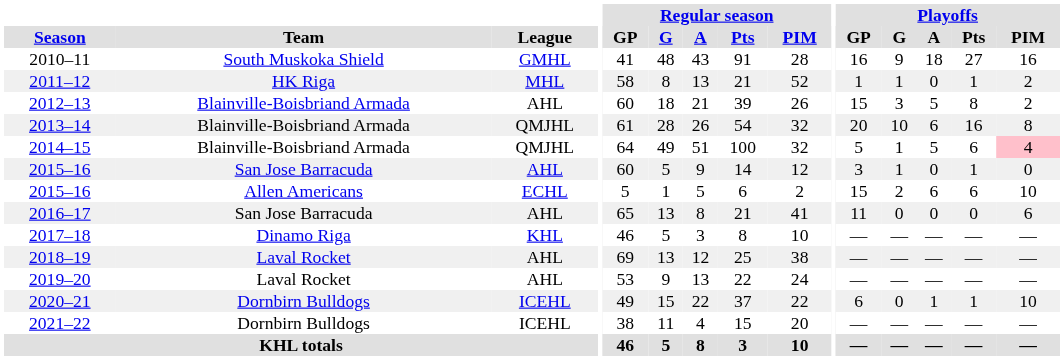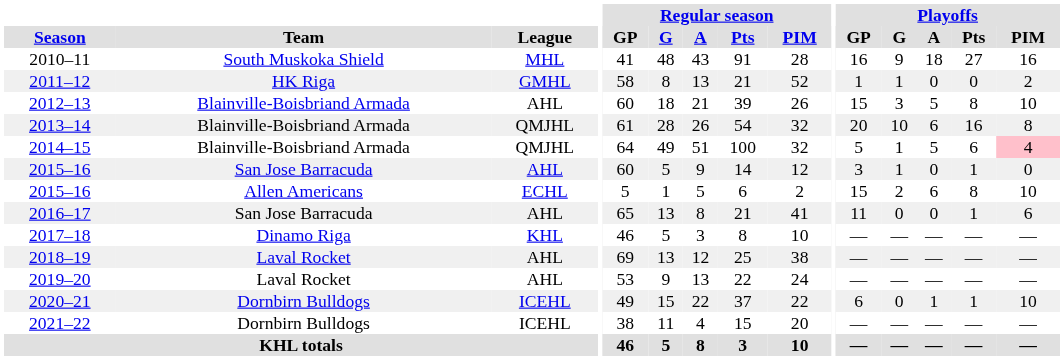(545, 58) GMHL -> (545, 58) MHL
(545, 80) MHL -> (545, 80) GMHL
(974, 80) 1 -> (974, 80) 0
(1028, 102) 2 -> (1028, 102) 10
(974, 190) 6 -> (974, 190) 8
(974, 212) 0 -> (974, 212) 1
